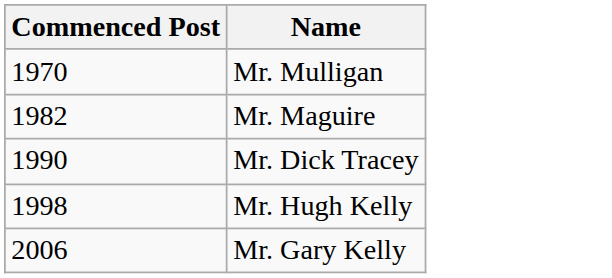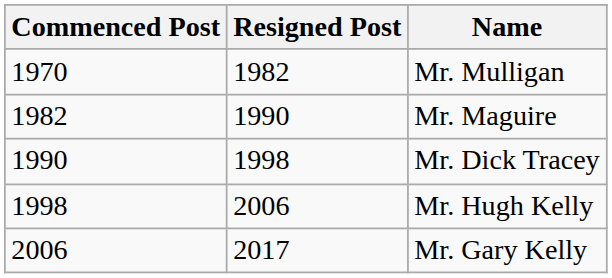+ column: (317, 26)
